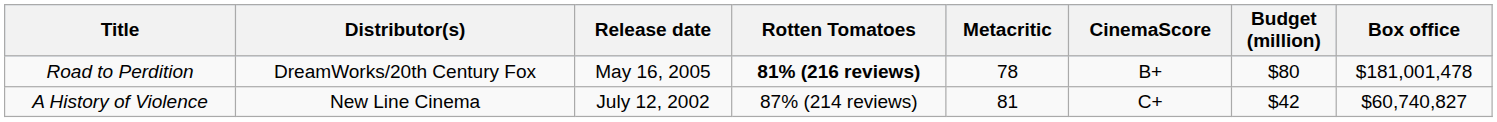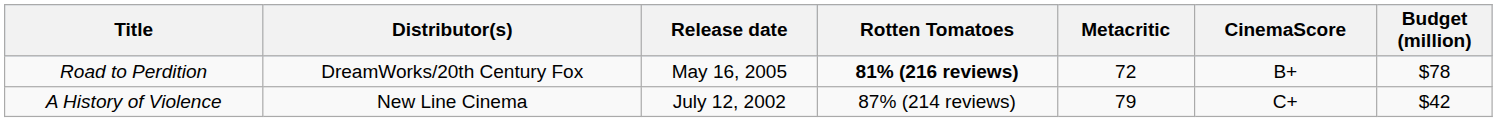- column: (1414, 30)
(1007, 71) 78 -> (1126, 71) 72
(1284, 71) $80 -> (1435, 71) $78
(1007, 101) 81 -> (1126, 101) 79
